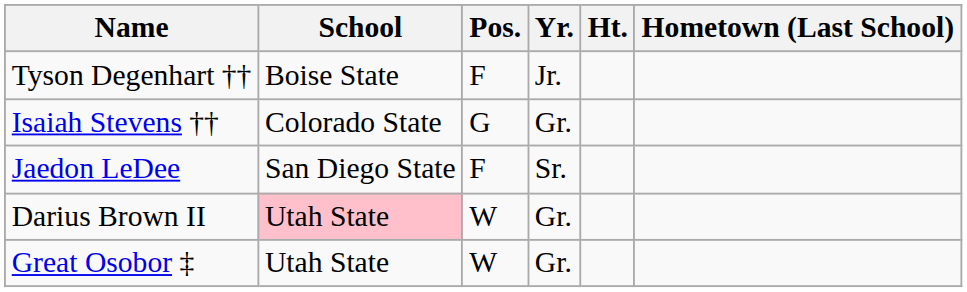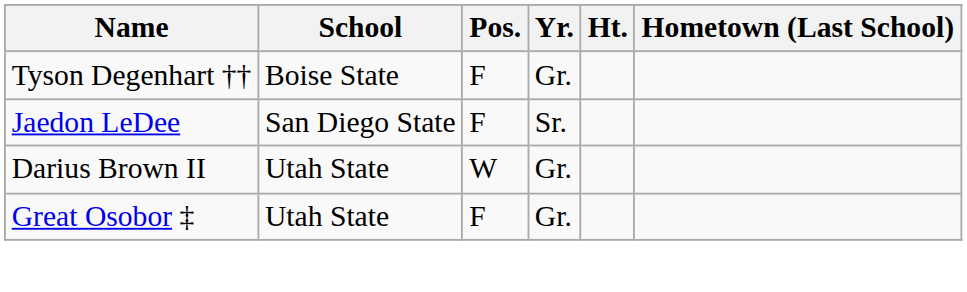(548, 74) Jr. -> (553, 74) Gr.
- row: (115, 121)
(327, 215) pink background -> (327, 168) no background
(483, 262) W -> (478, 215) F
